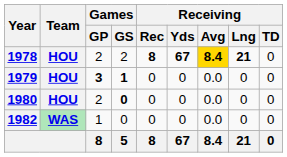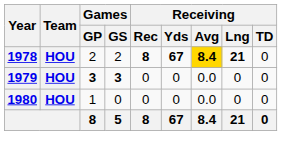(124, 78) 1 -> (118, 78) 3
(99, 99) 2 -> (93, 99) 1
(124, 99) bold -> (118, 99) normal
- row: (22, 120)
